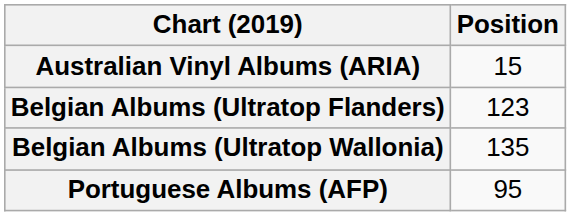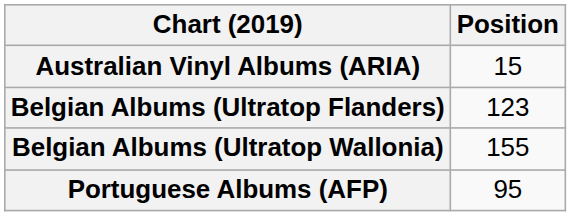(508, 148) 135 -> (508, 148) 155
